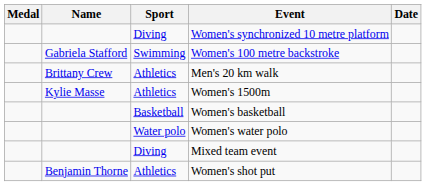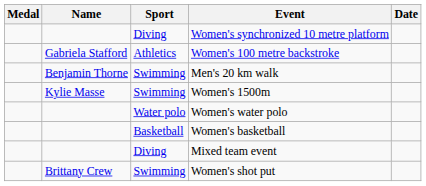(159, 53) Swimming -> (155, 53) Athletics
(79, 73) Brittany Crew -> (86, 73) Benjamin Thorne
(155, 73) Athletics -> (159, 73) Swimming
(155, 92) Athletics -> (159, 92) Swimming
rows swapped: (238, 112) <-> (239, 131)
(86, 170) Benjamin Thorne -> (79, 170) Brittany Crew
(155, 170) Athletics -> (159, 170) Swimming
